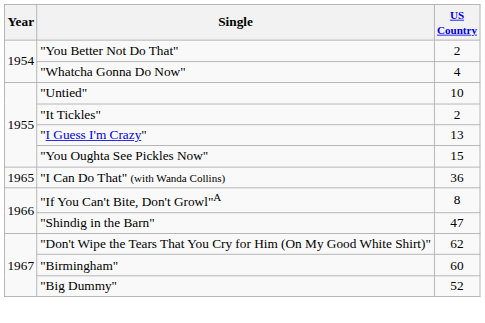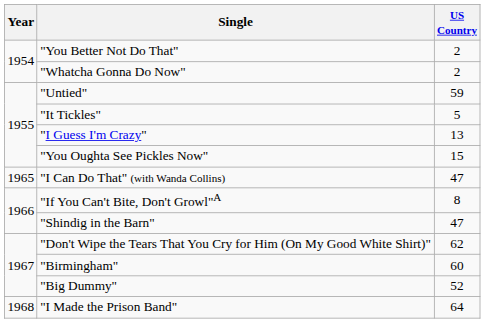(457, 72) 4 -> (457, 72) 2
(457, 93) 10 -> (457, 93) 59
(457, 114) 2 -> (457, 114) 5
(457, 177) 36 -> (457, 177) 47
+ row: (109, 307)
